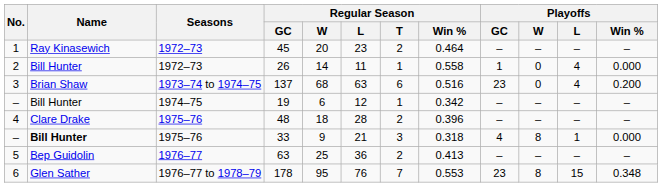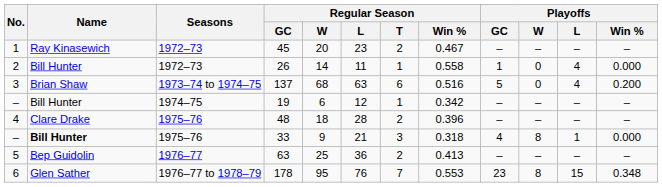(449, 48) 0.464 -> (449, 48) 0.467
(499, 84) 23 -> (499, 84) 5
